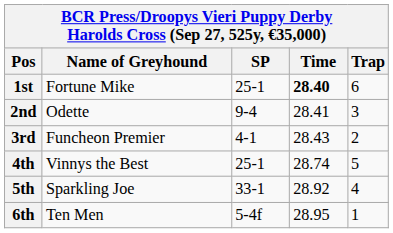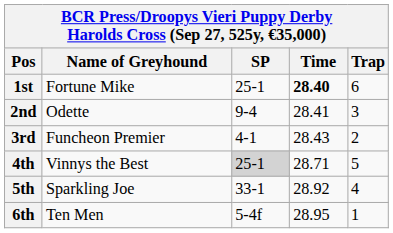(250, 163) no background -> (250, 163) lightgrey background
(311, 163) 28.74 -> (311, 163) 28.71
